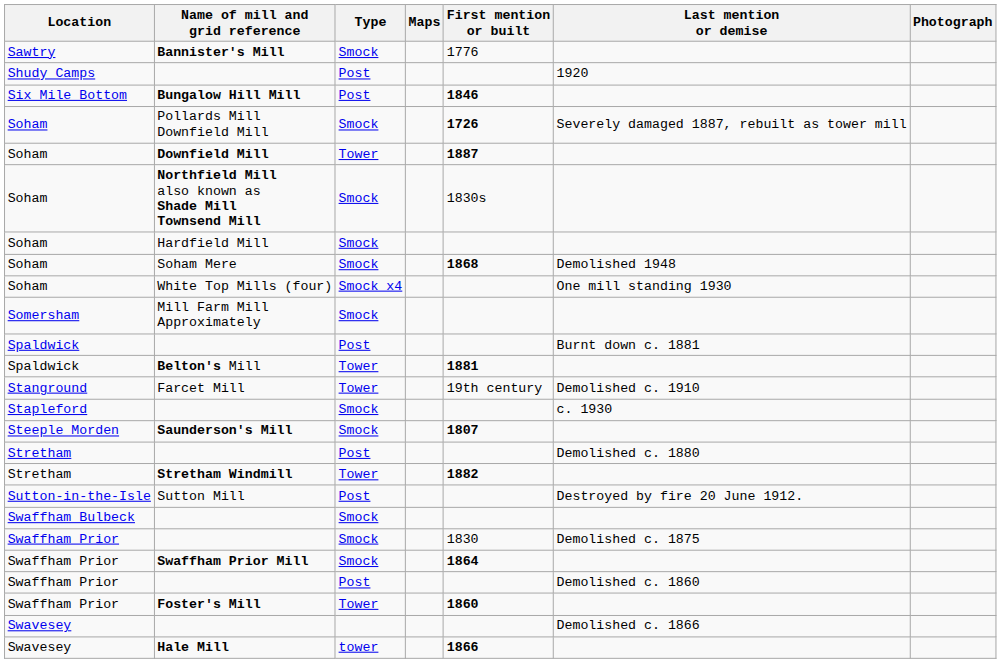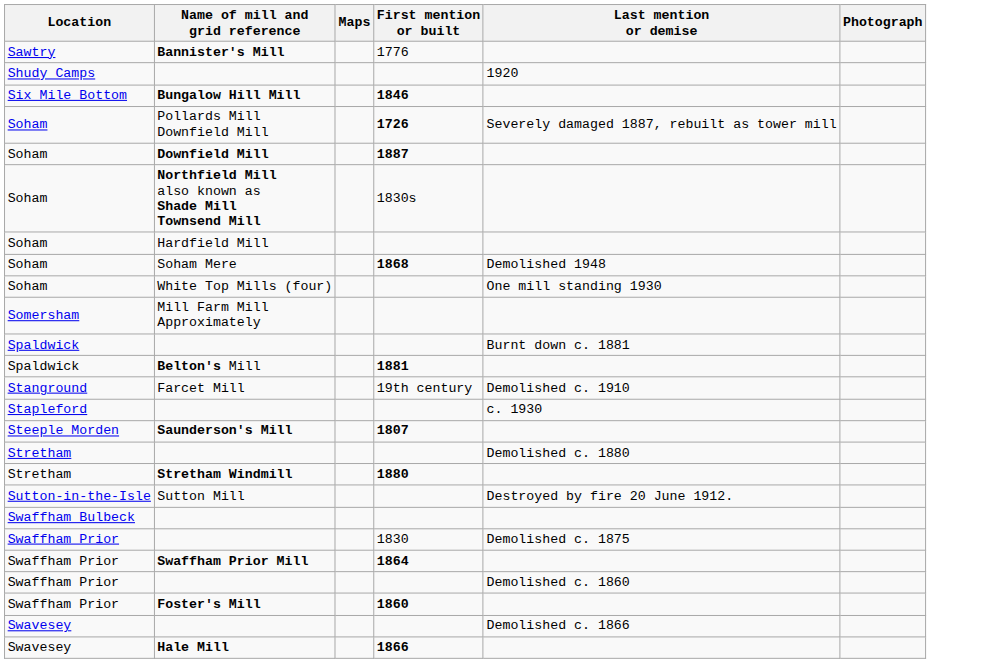- column: (370, 23)
(463, 475) 1882 -> (393, 475) 1880
